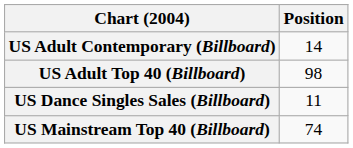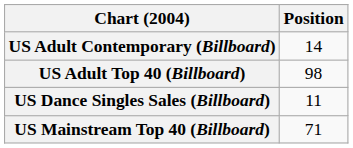(314, 128) 74 -> (314, 128) 71
